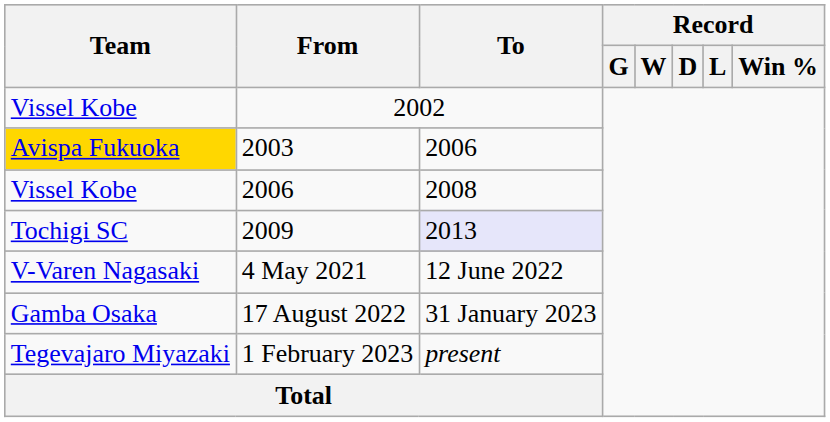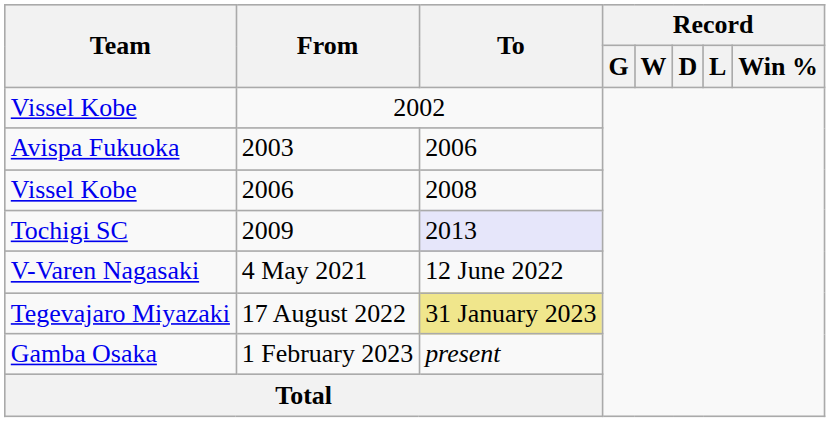(95, 148) gold background -> (95, 148) no background
(84, 312) Gamba Osaka -> (120, 312) Tegevajaro Miyazaki
(511, 312) no background -> (511, 312) khaki background
(120, 353) Tegevajaro Miyazaki -> (84, 353) Gamba Osaka
